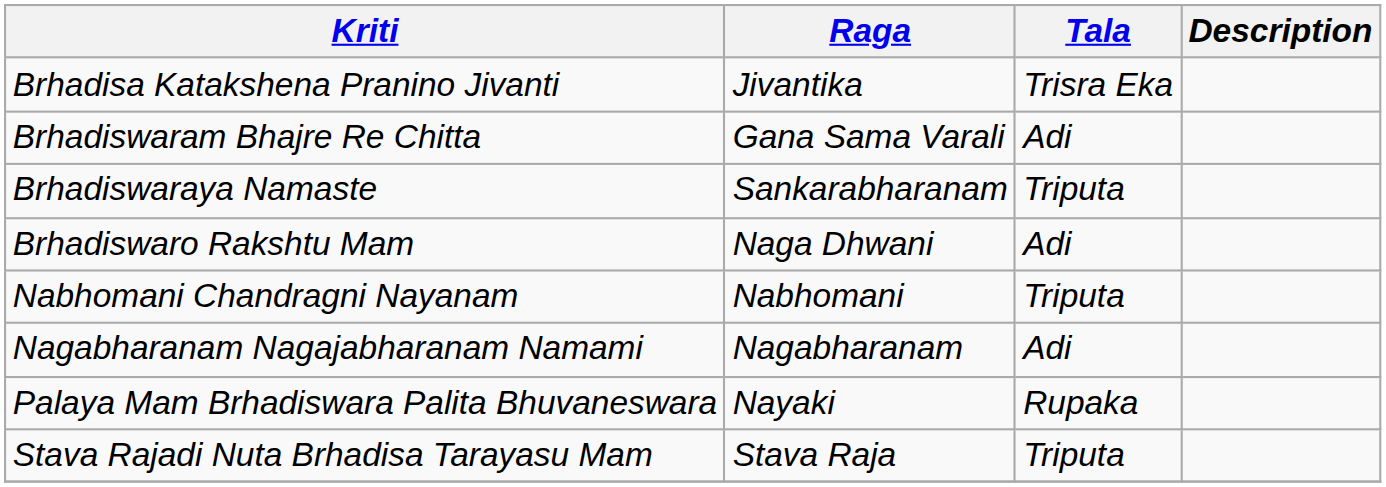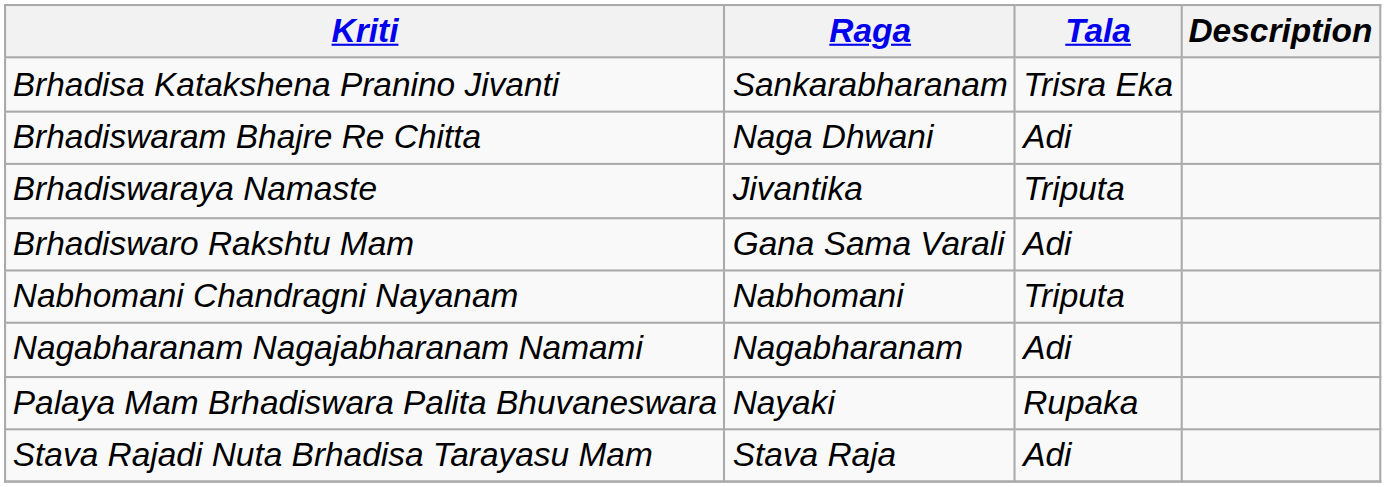(798, 84) Jivantika -> (870, 84) Sankarabharanam
(869, 137) Gana Sama Varali -> (833, 137) Naga Dhwani
(870, 190) Sankarabharanam -> (798, 190) Jivantika
(833, 243) Naga Dhwani -> (869, 243) Gana Sama Varali
(1074, 455) Triputa -> (1047, 455) Adi
